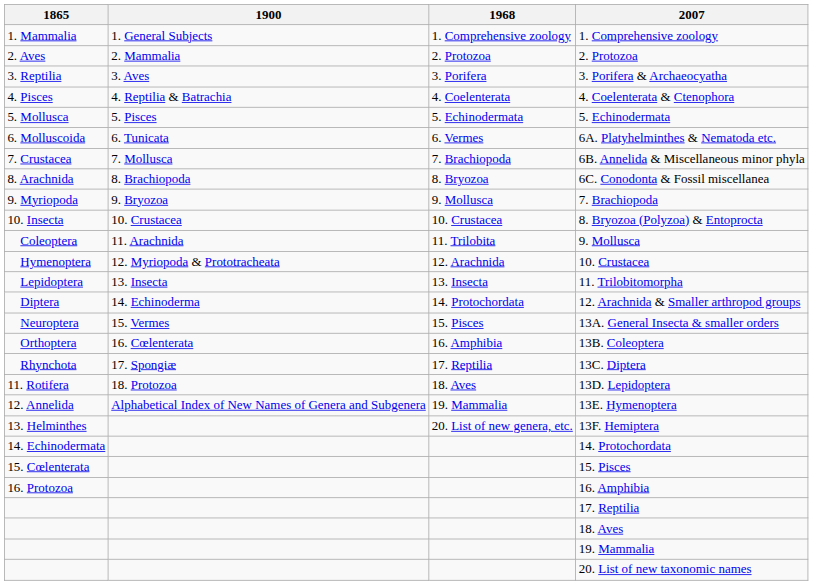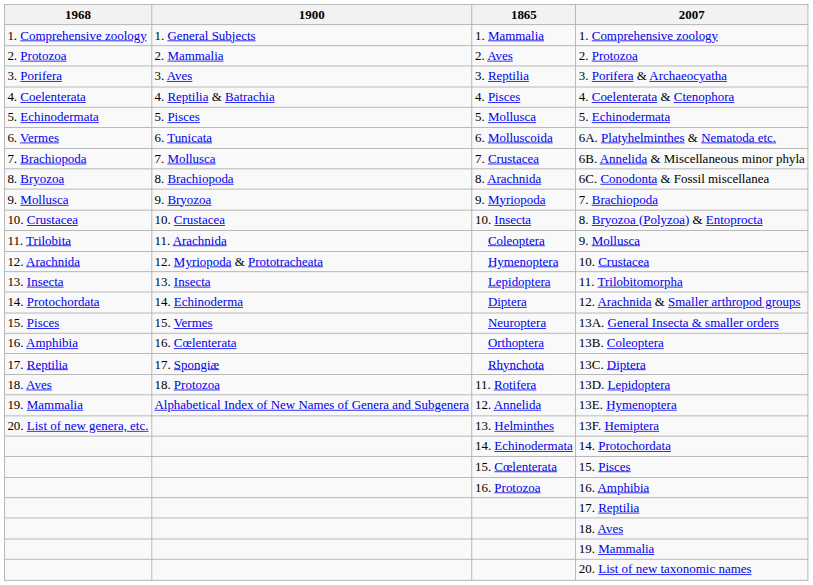columns swapped: (56, 14) <-> (502, 14)
